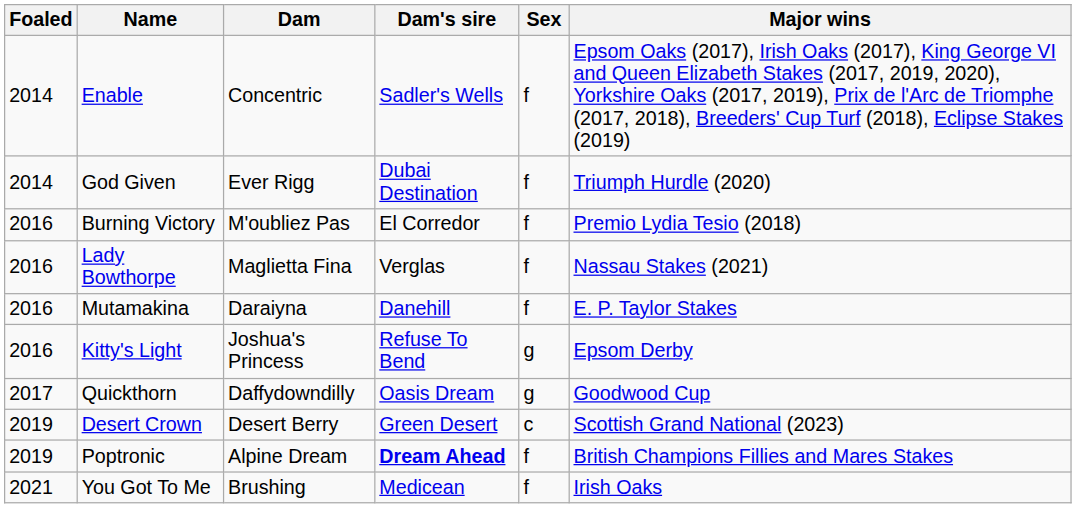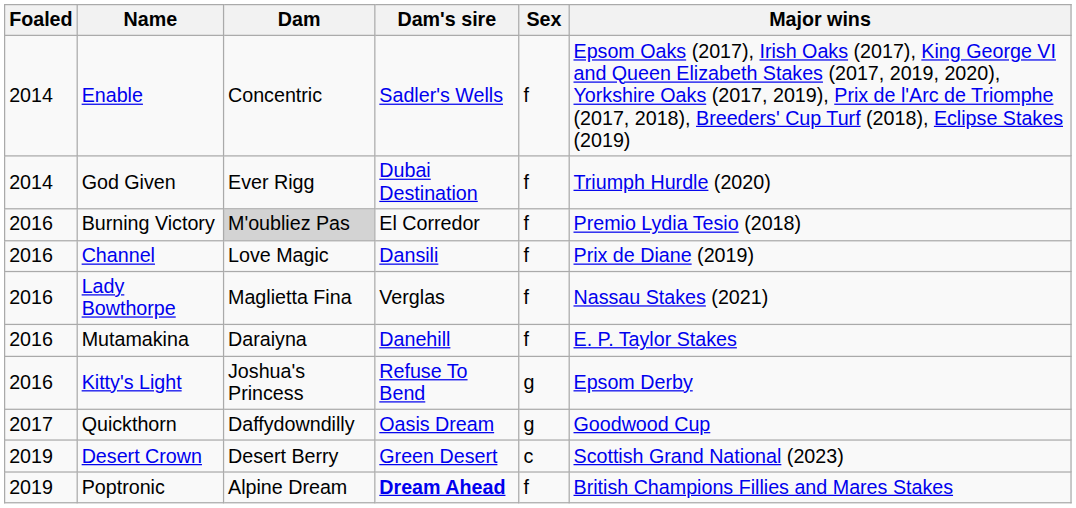(289, 224) no background -> (289, 224) lightgrey background
+ row: (118, 255)
- row: (146, 487)
